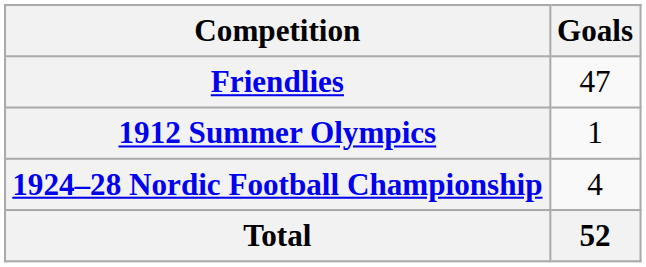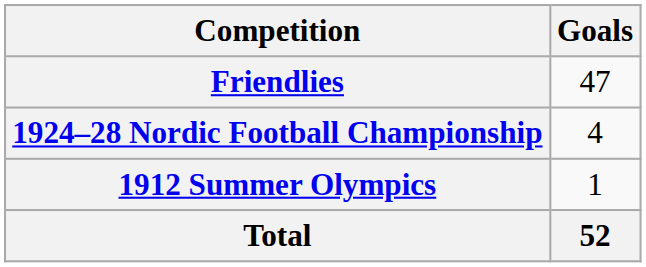rows swapped: (277, 133) <-> (277, 184)
